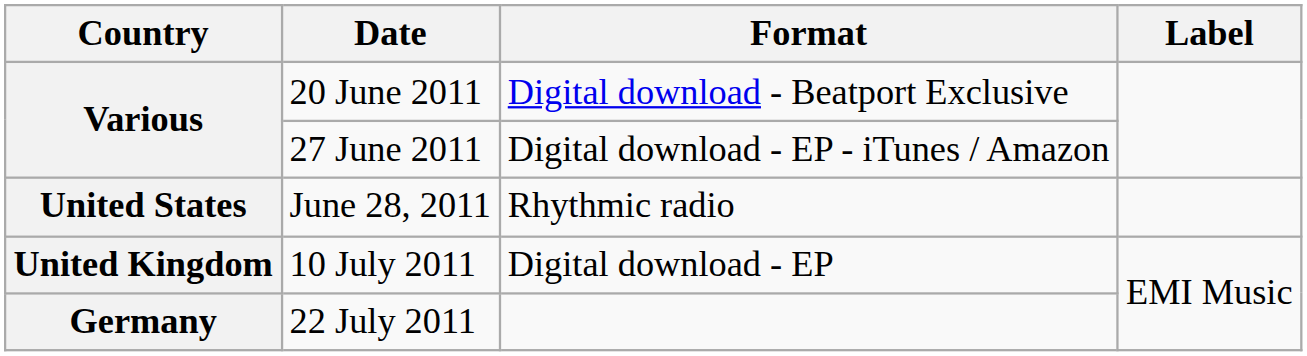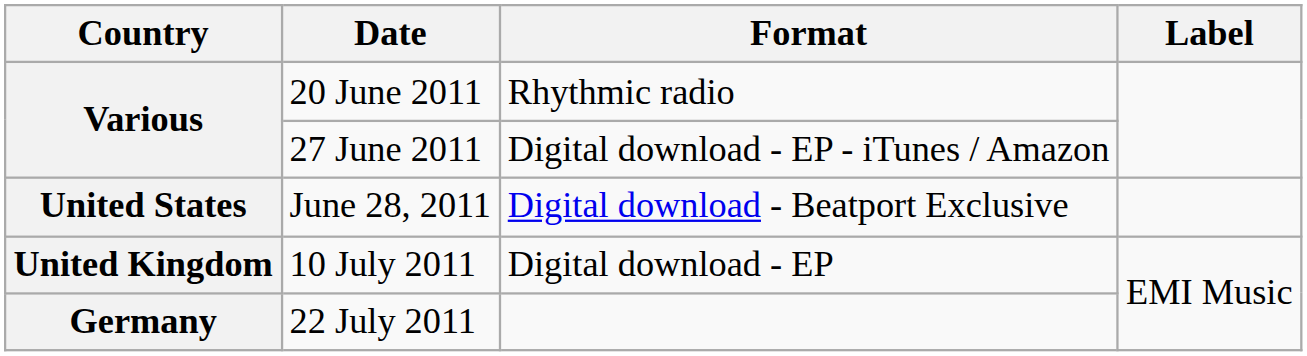(788, 90) Digital download - Beatport Exclusive -> (621, 90) Rhythmic radio
(621, 206) Rhythmic radio -> (788, 206) Digital download - Beatport Exclusive
